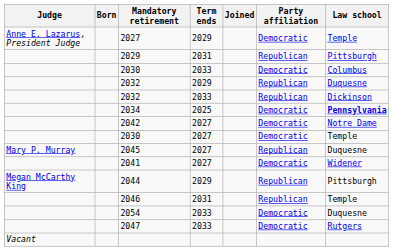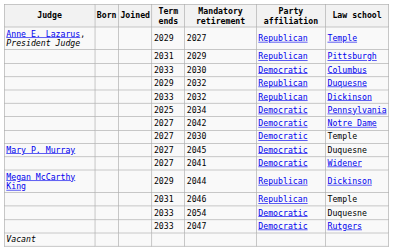columns swapped: (240, 16) <-> (154, 16)
(283, 39) Democratic -> (283, 39) Republican
(357, 110) bold -> (357, 110) normal
(283, 150) Republican -> (283, 150) Democratic
(352, 181) Pittsburgh -> (350, 181) Dickinson
